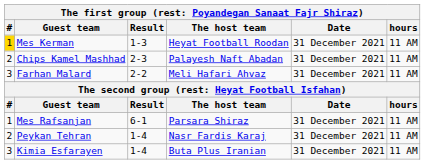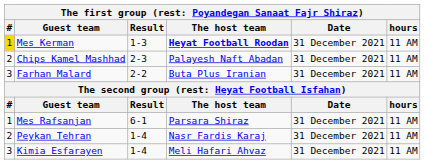(229, 43) normal -> (229, 43) bold
(217, 74) Meli Hafari Ahvaz -> (217, 74) Buta Plus Iranian
(217, 151) Buta Plus Iranian -> (217, 151) Meli Hafari Ahvaz
